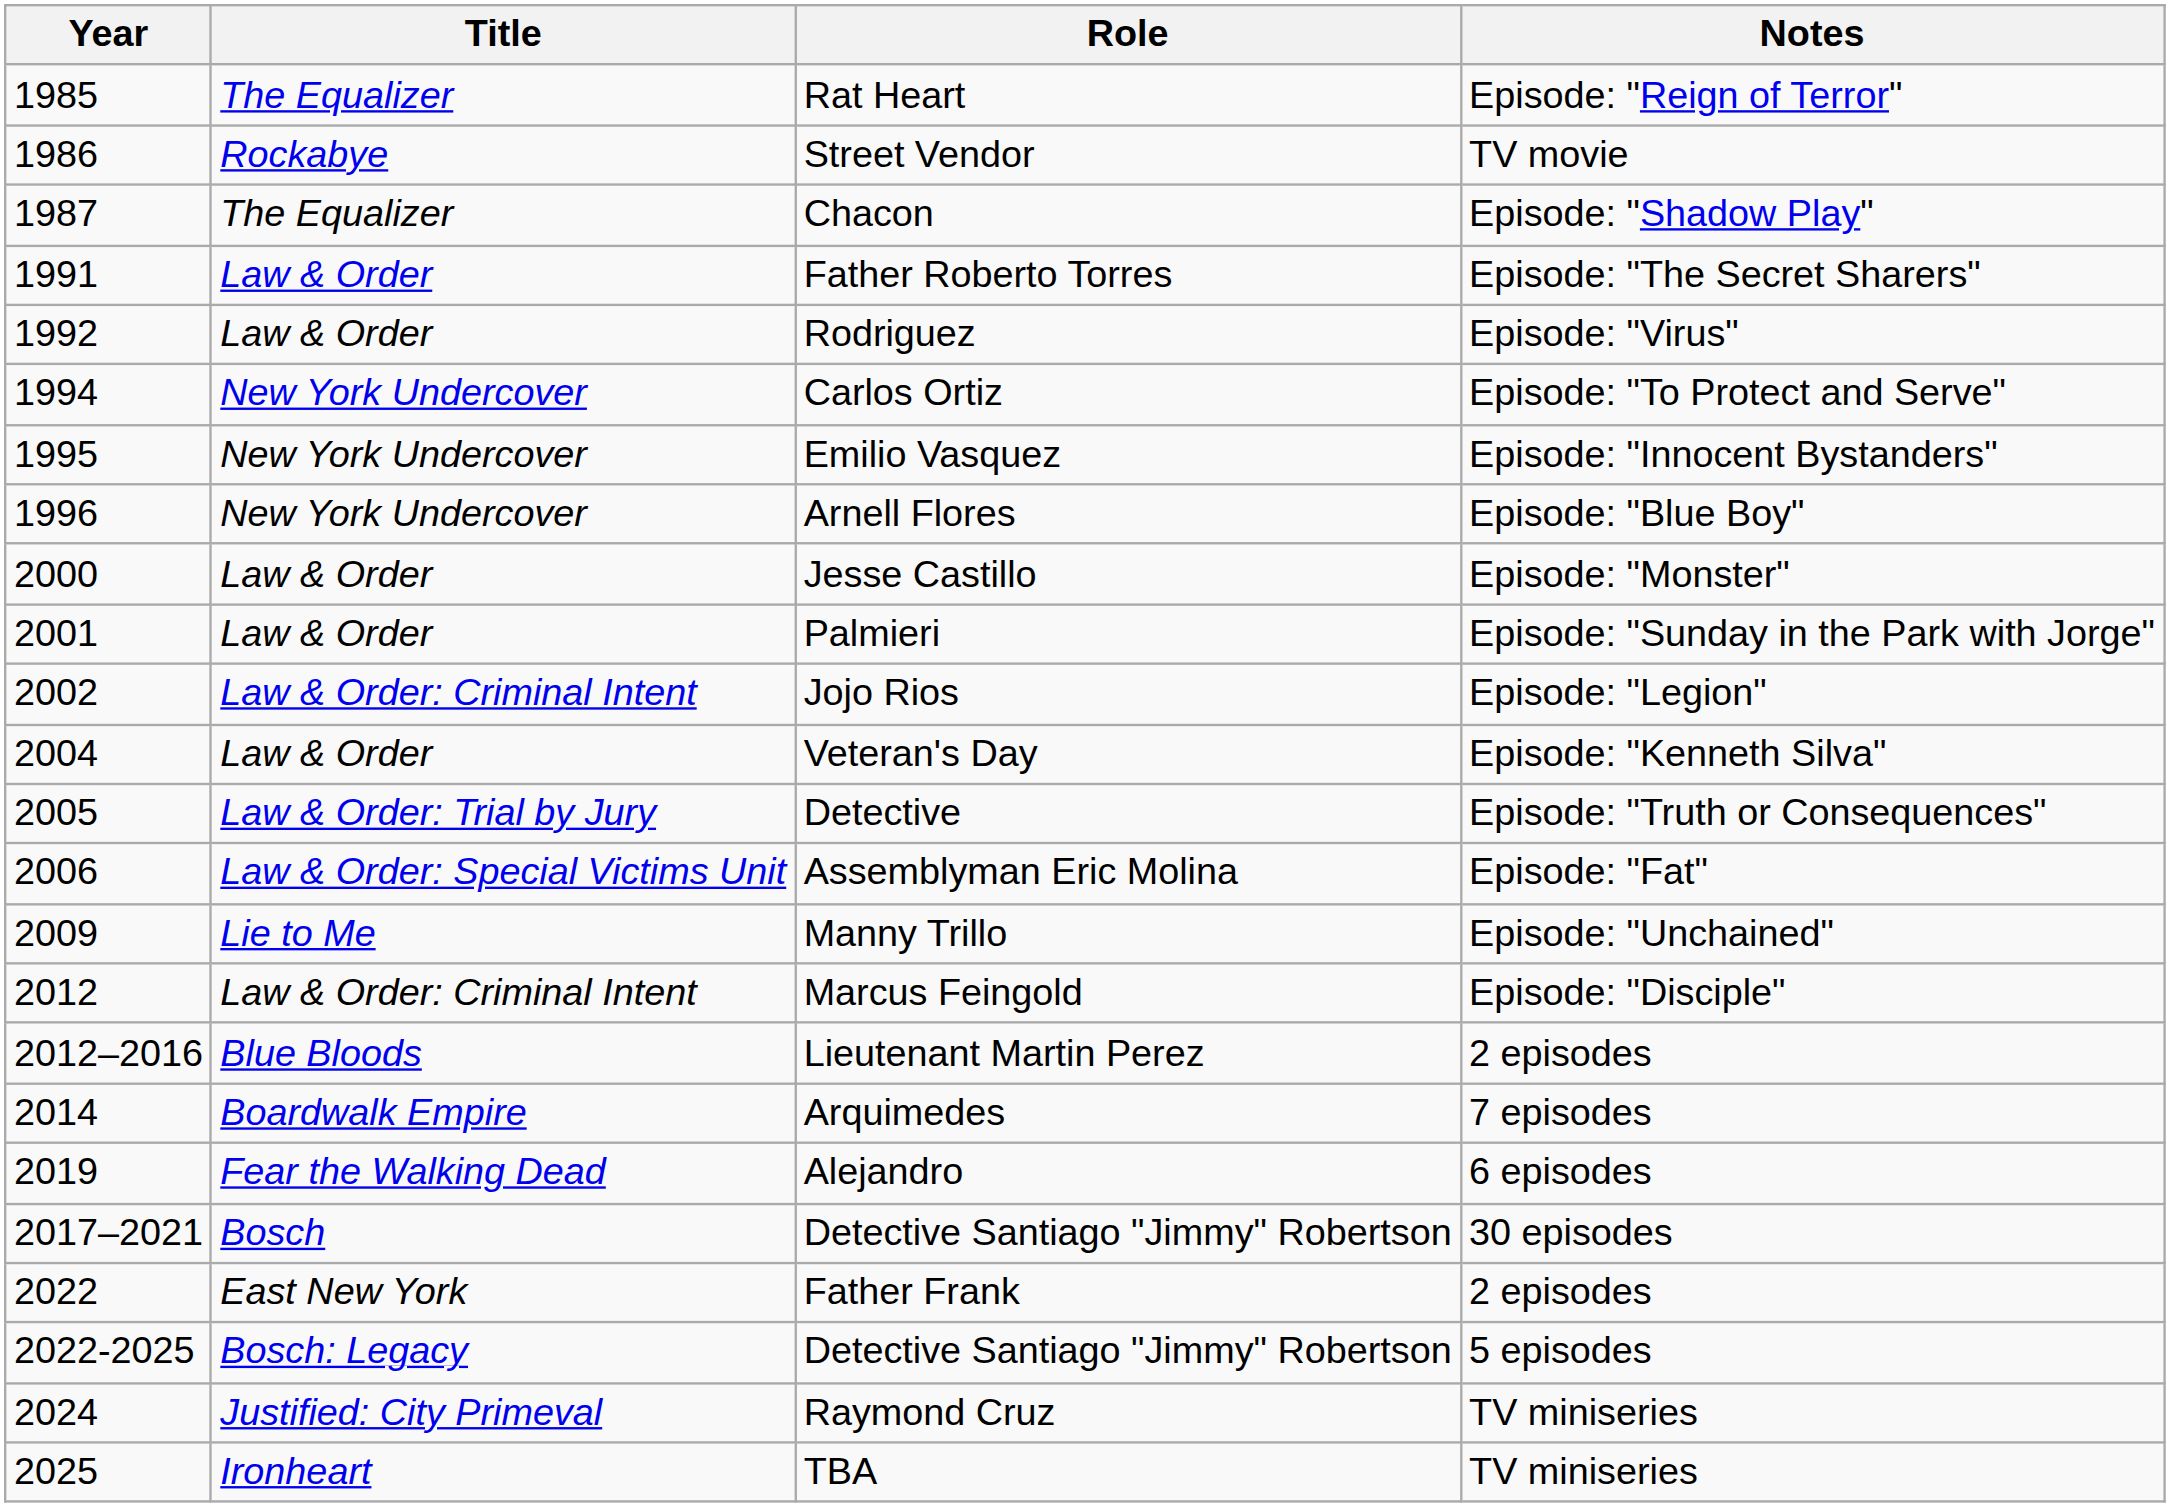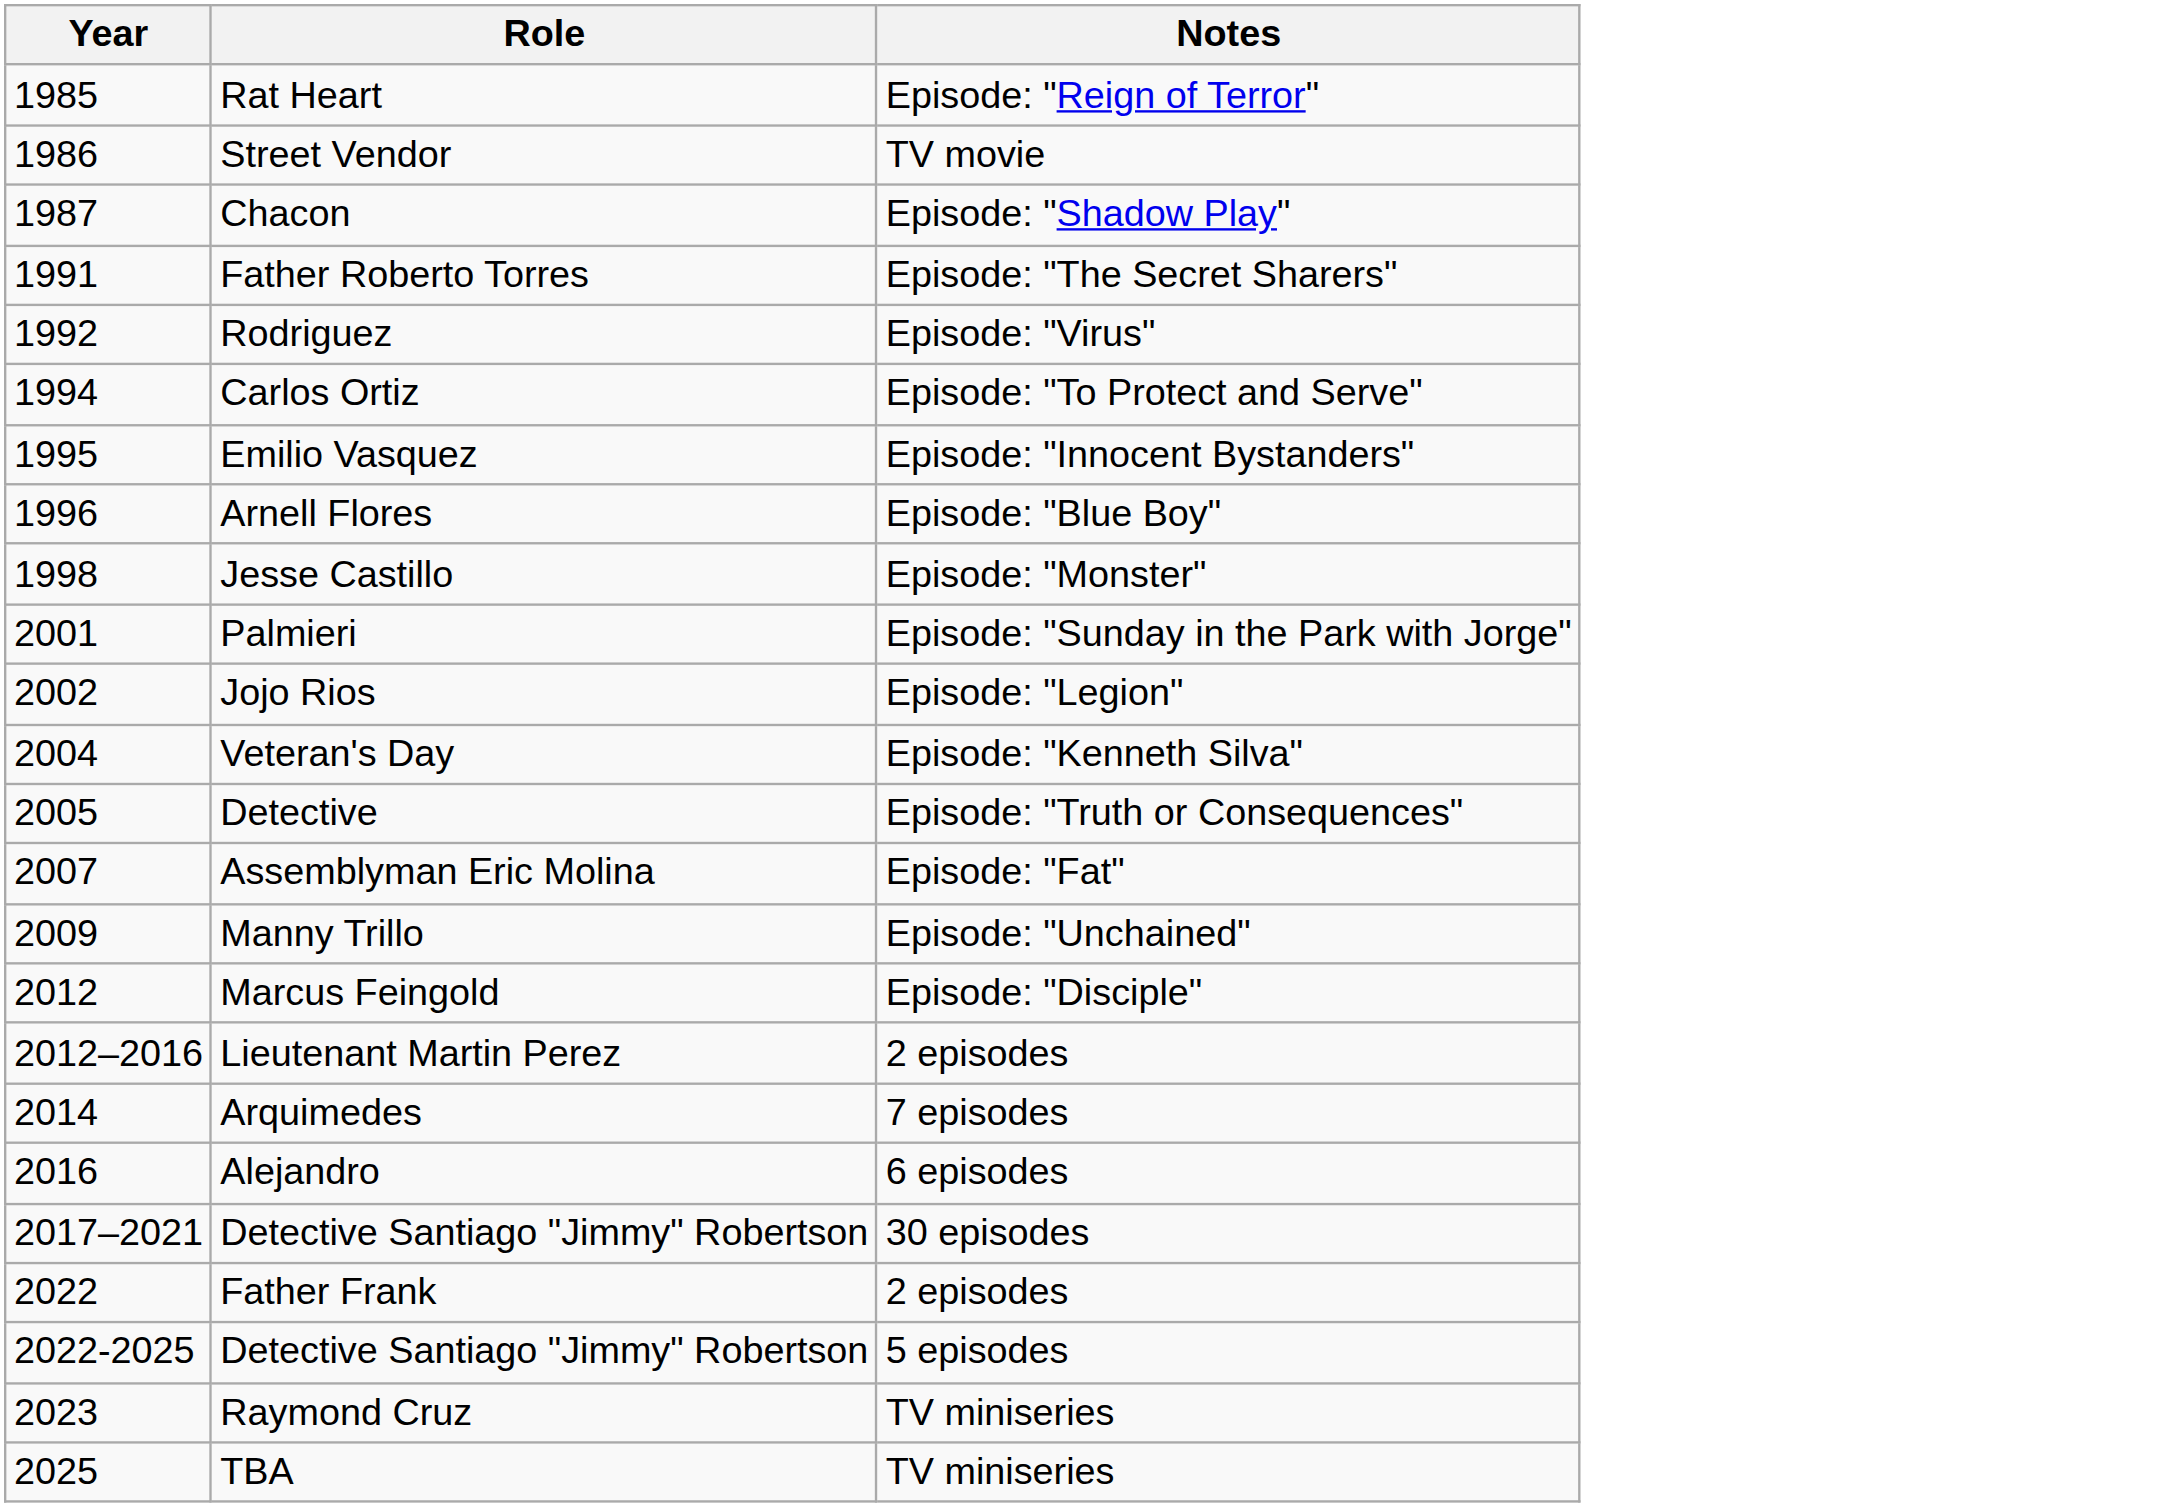- column: (503, 34)
(56, 573) 2000 -> (56, 573) 1998
(56, 872) 2006 -> (56, 872) 2007
(56, 1172) 2019 -> (56, 1172) 2016
(56, 1411) 2024 -> (56, 1411) 2023
